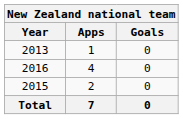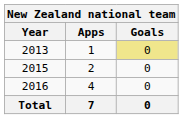(147, 50) no background -> (147, 50) khaki background
rows swapped: (35, 86) <-> (35, 68)
